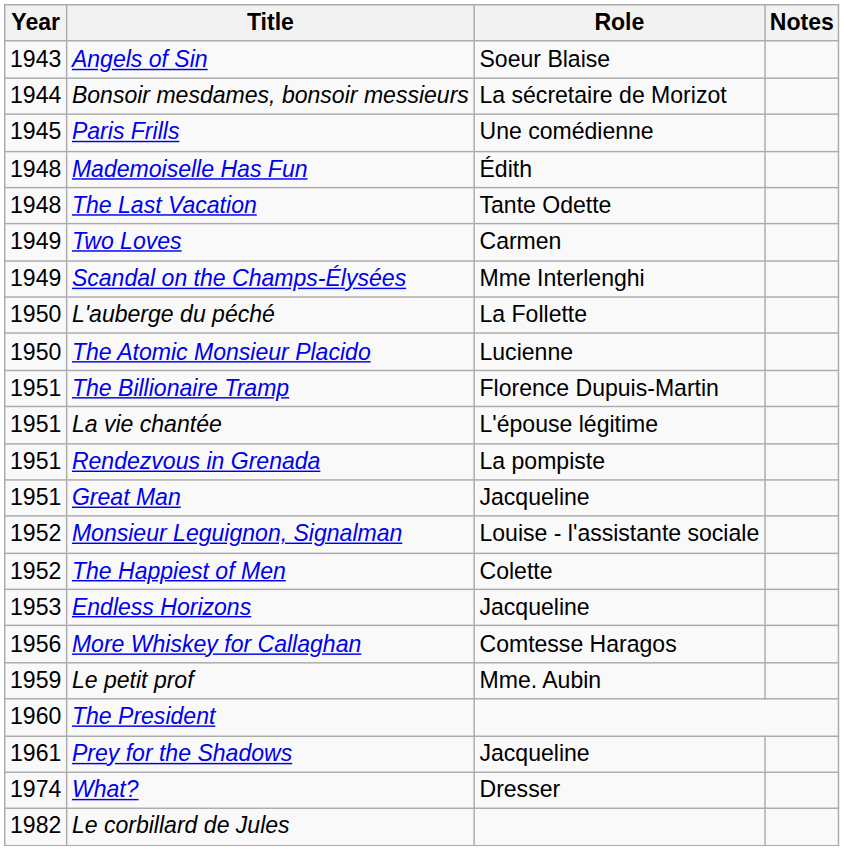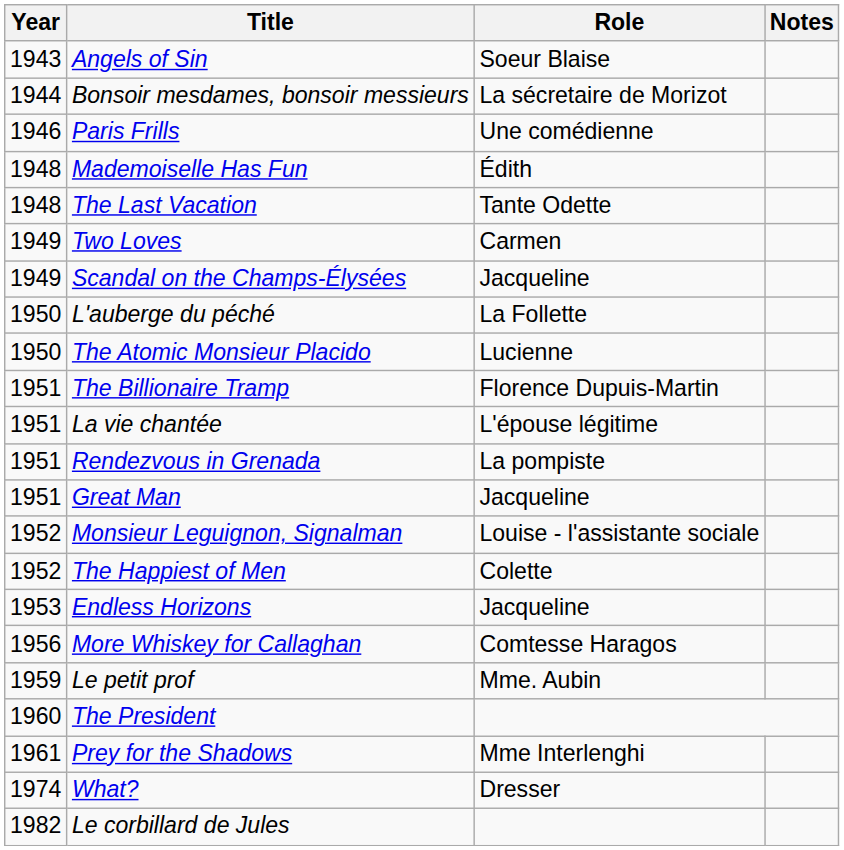(36, 132) 1945 -> (36, 132) 1946
(562, 278) Mme Interlenghi -> (535, 278) Jacqueline
(535, 753) Jacqueline -> (562, 753) Mme Interlenghi
